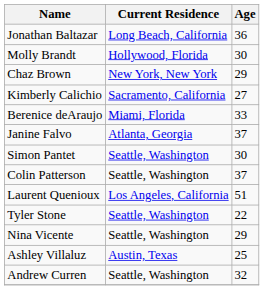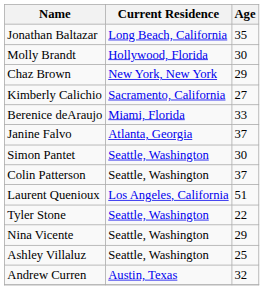(241, 34) 36 -> (241, 34) 35
(143, 255) Austin, Texas -> (159, 255) Seattle, Washington
(159, 275) Seattle, Washington -> (143, 275) Austin, Texas
